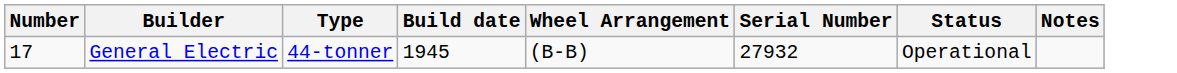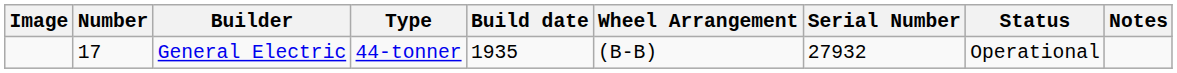+ column: (39, 21)
(426, 53) 1945 -> (494, 53) 1935
